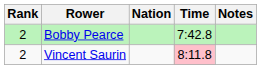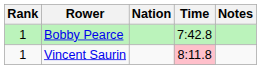(23, 34) 2 -> (23, 34) 1
(23, 54) 2 -> (23, 54) 1
